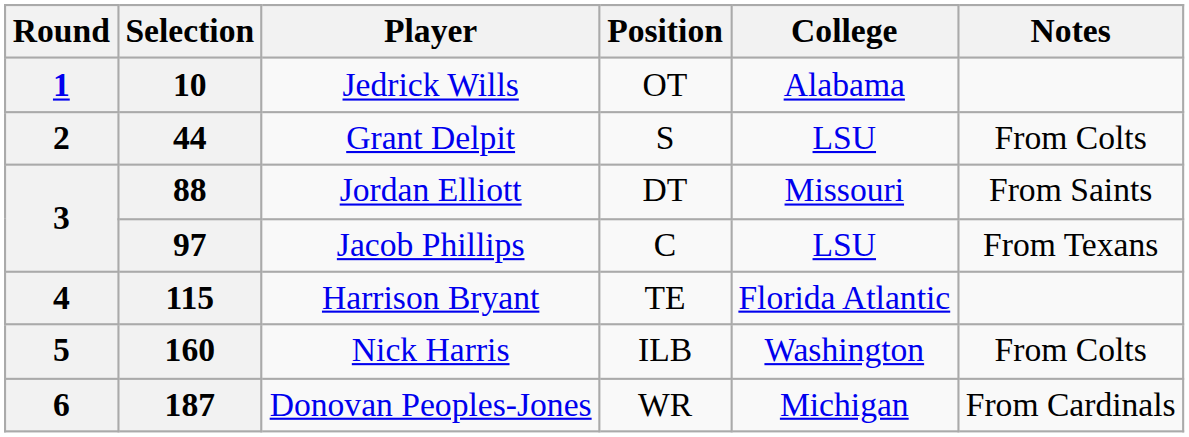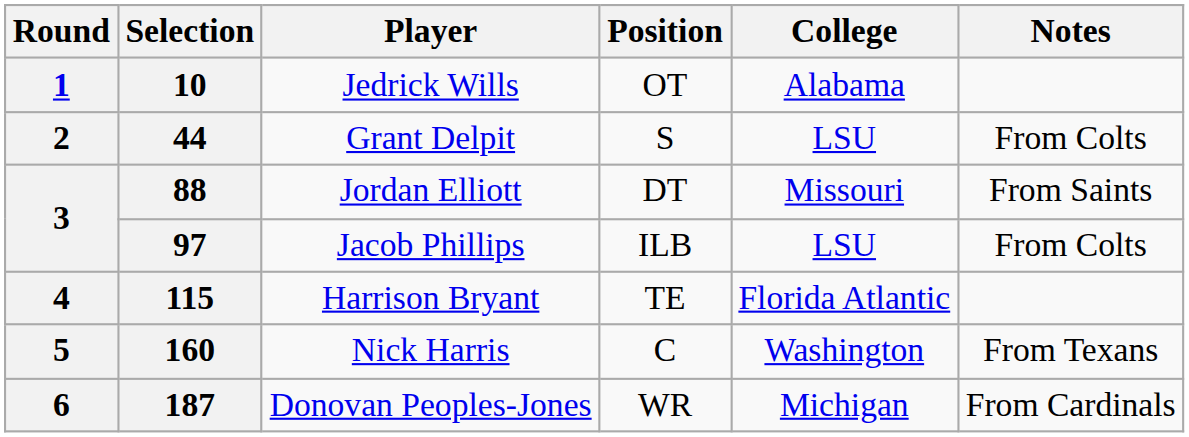(665, 244) C -> (665, 244) ILB
(1071, 244) From Texans -> (1071, 244) From Colts
(665, 350) ILB -> (665, 350) C
(1071, 350) From Colts -> (1071, 350) From Texans
